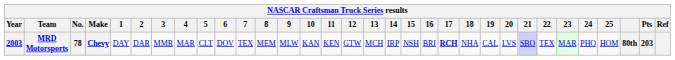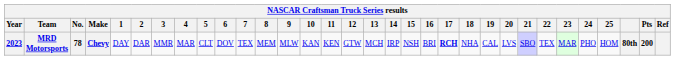(14, 43) 2003 -> (14, 43) 2023
(647, 43) 203 -> (647, 43) 200
